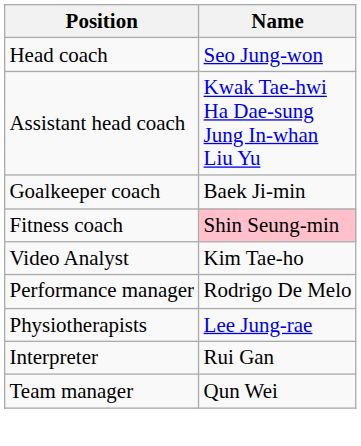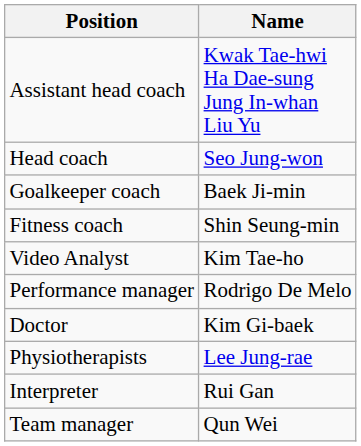rows swapped: (59, 54) <-> (97, 122)
(271, 224) pink background -> (271, 224) no background
+ row: (39, 324)
